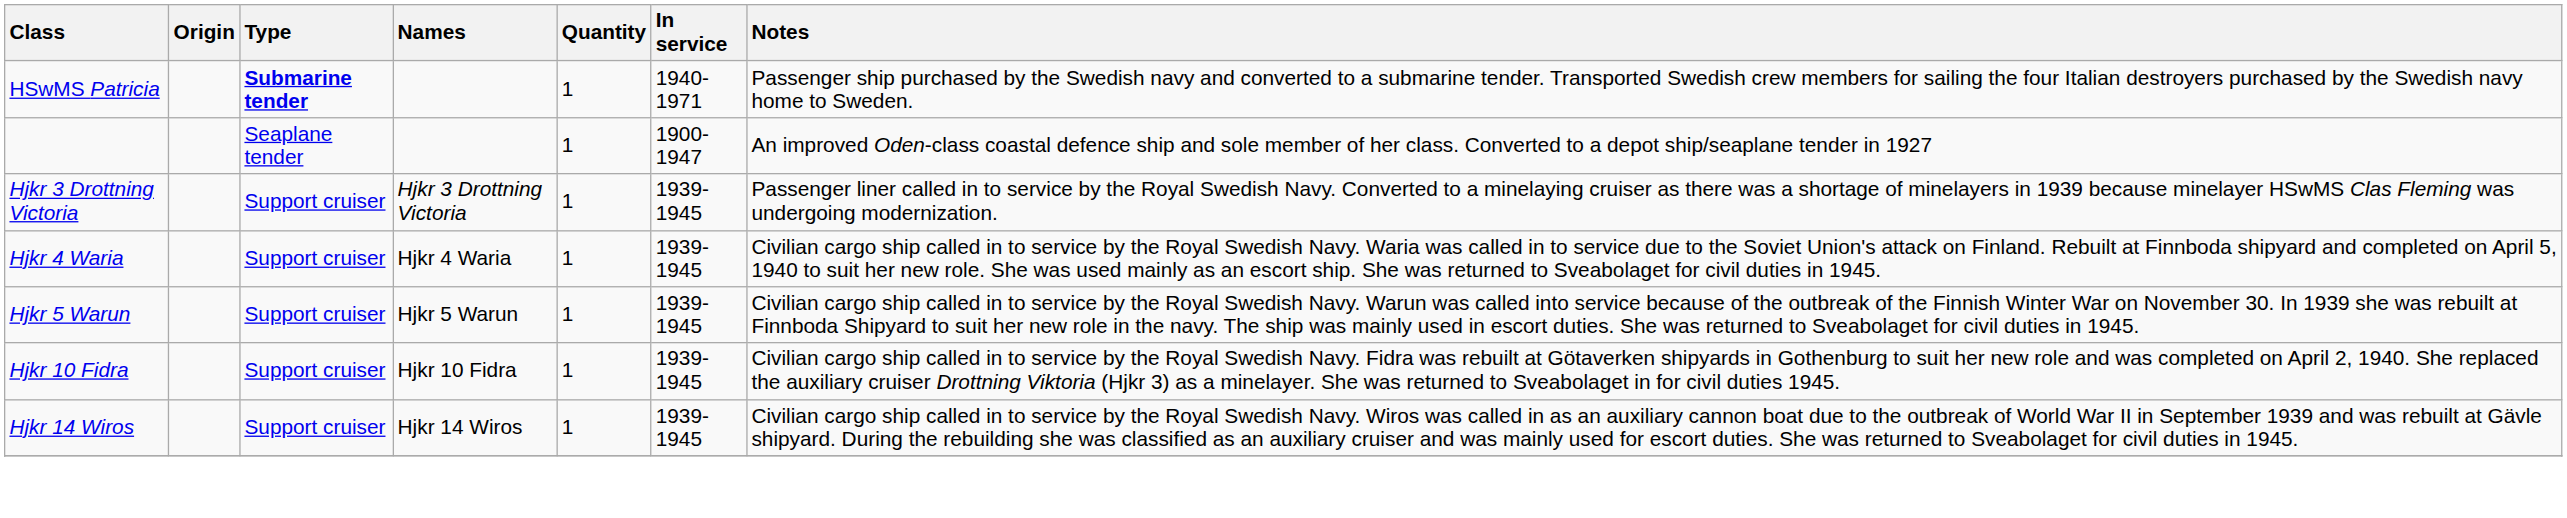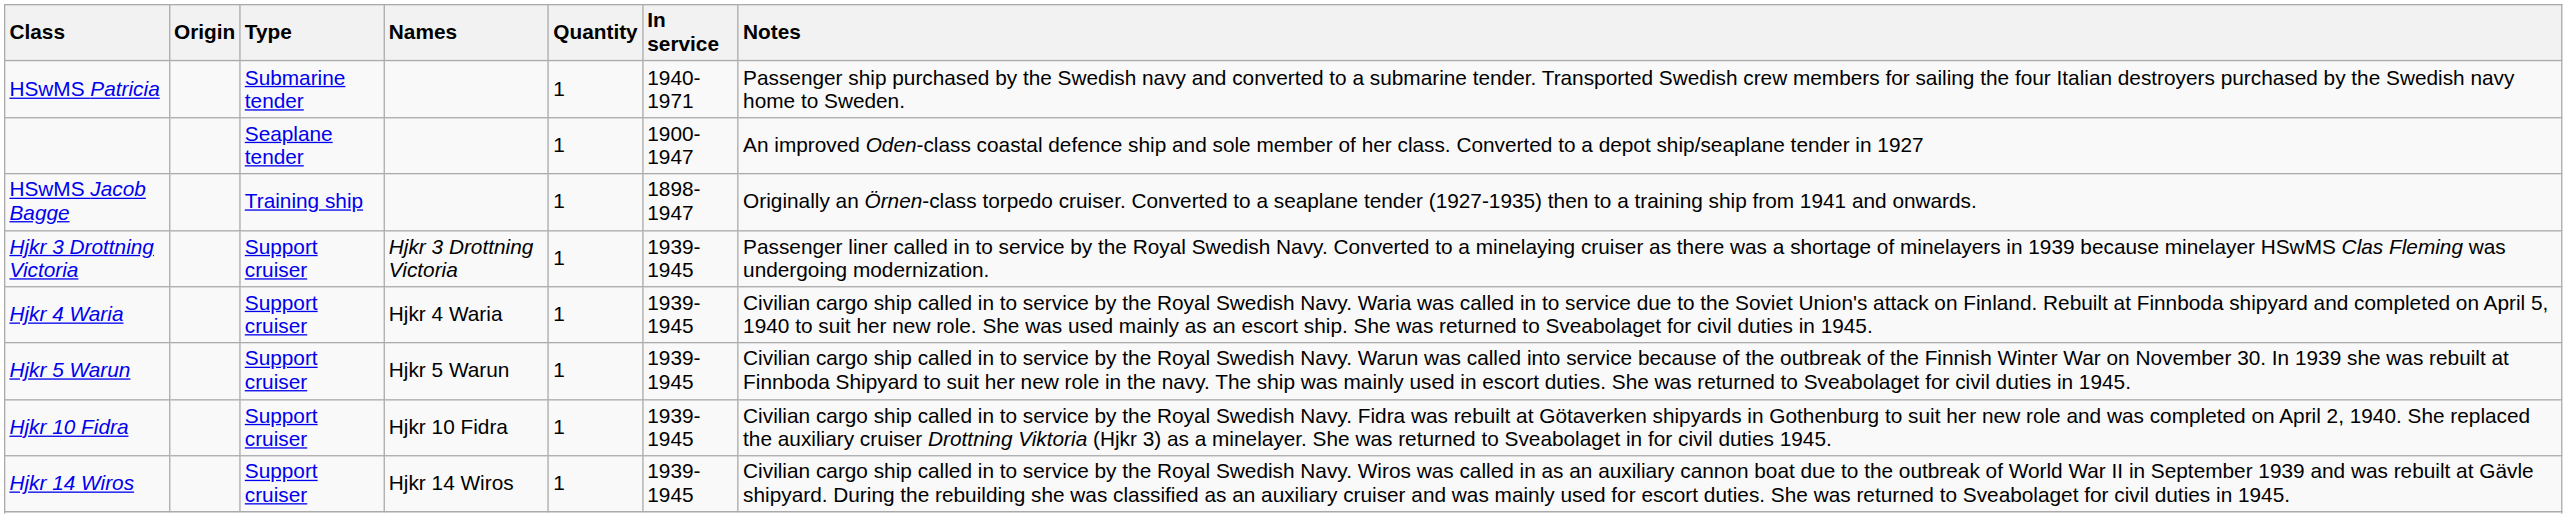(298, 89) bold -> (295, 89) normal
+ row: (78, 201)
